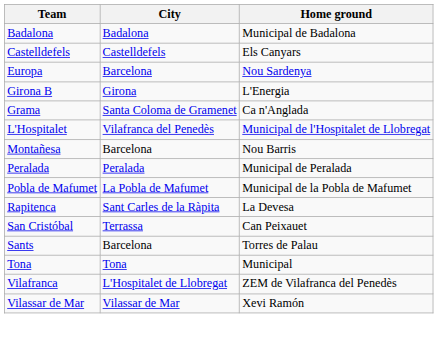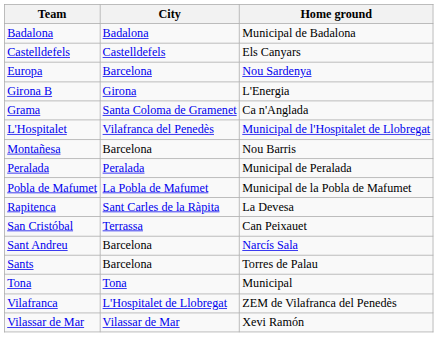+ row: (37, 245)
